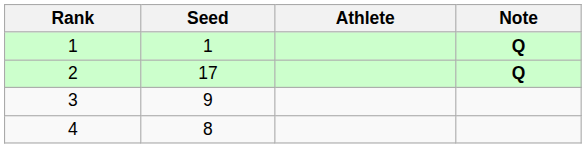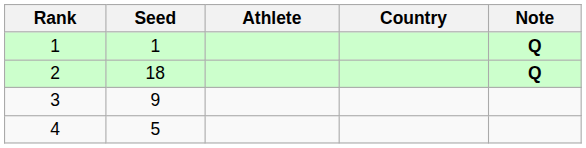+ column: (413, 18)
(208, 73) 17 -> (155, 73) 18
(208, 128) 8 -> (155, 128) 5
